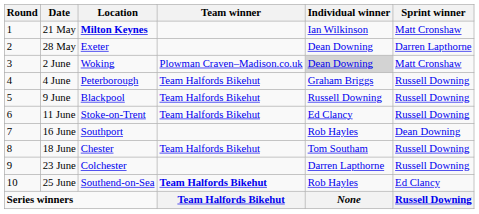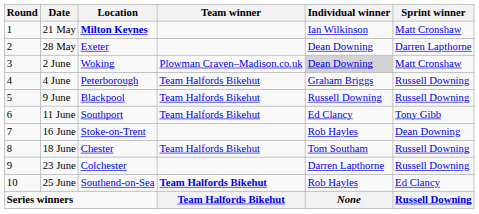(113, 115) Stoke-on-Trent -> (102, 115) Southport
(432, 115) Russell Downing -> (418, 115) Tony Gibb
(102, 132) Southport -> (113, 132) Stoke-on-Trent
